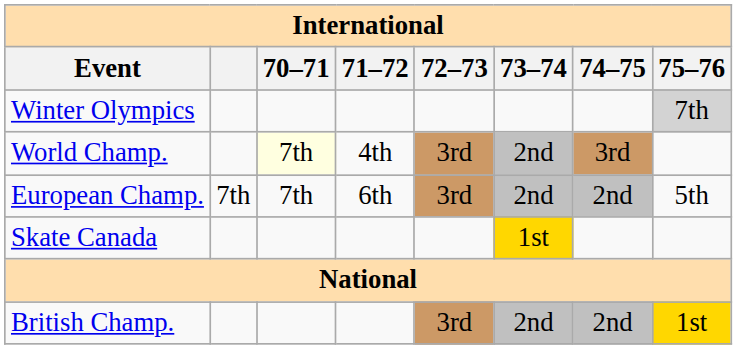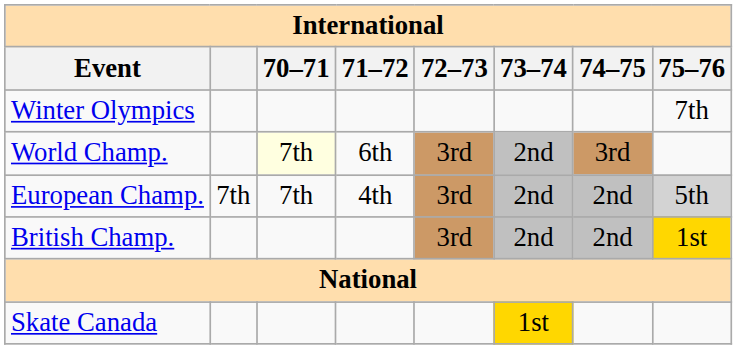(692, 110) lightgrey background -> (692, 110) no background
(375, 152) 4th -> (375, 152) 6th
(375, 195) 6th -> (375, 195) 4th
(692, 195) no background -> (692, 195) lightgrey background
rows swapped: (84, 237) <-> (93, 322)
